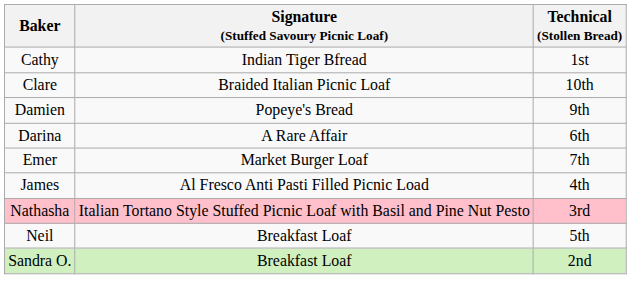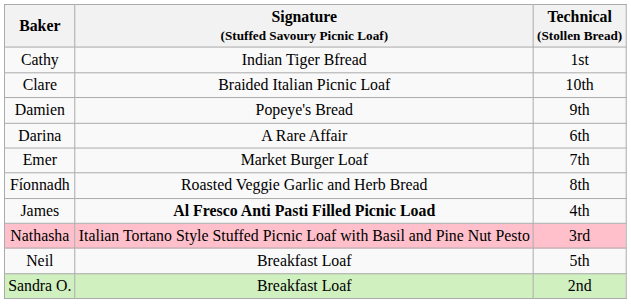+ row: (40, 185)
(304, 185) normal -> (304, 210) bold
